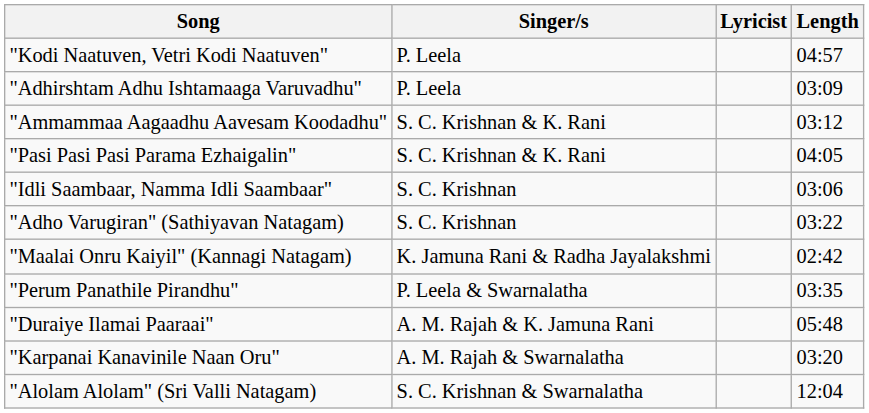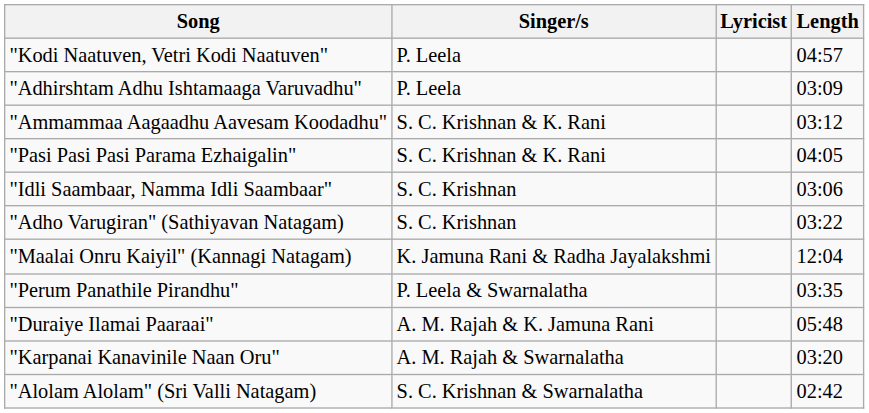(820, 256) 02:42 -> (820, 256) 12:04
(820, 390) 12:04 -> (820, 390) 02:42
